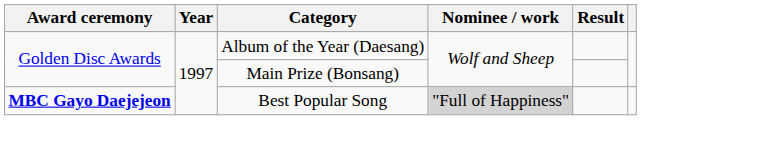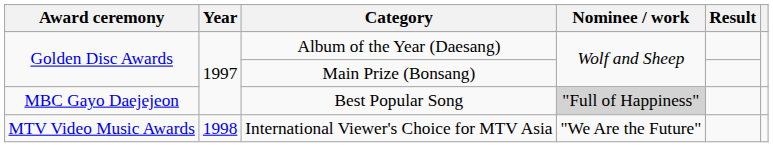(90, 100) bold -> (102, 100) normal
+ row: (399, 127)
